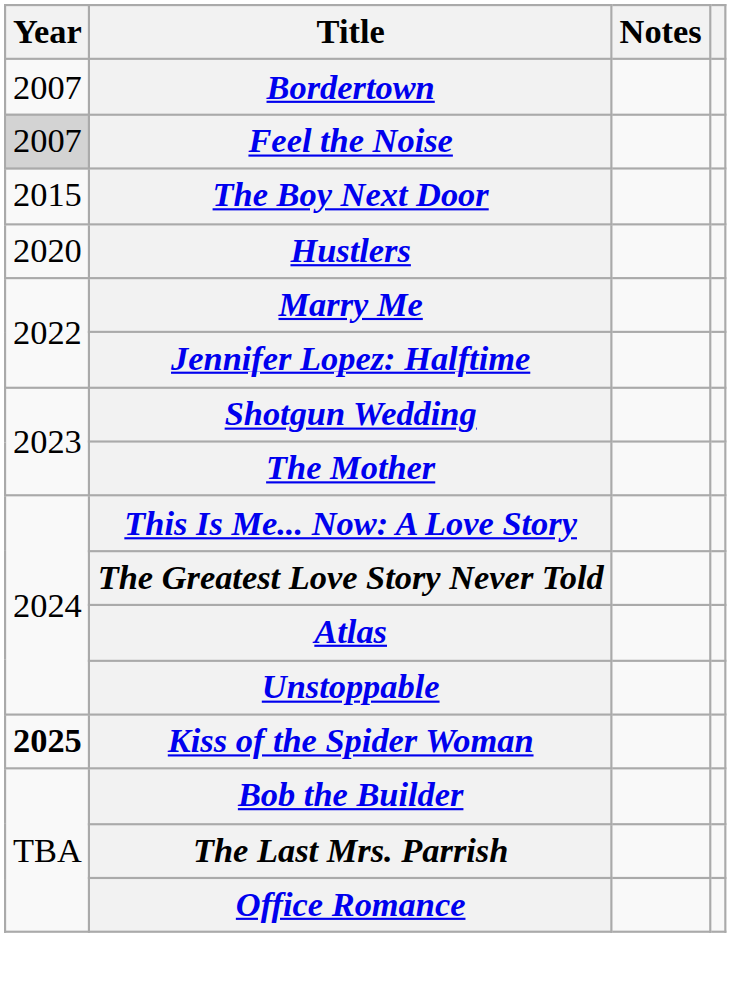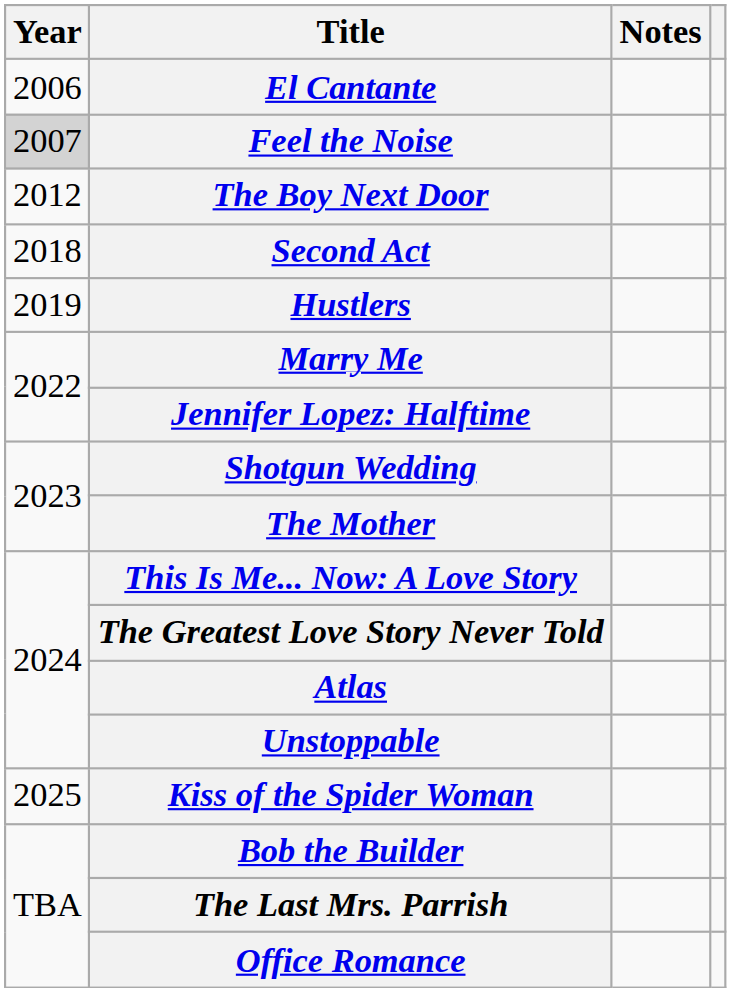+ row: (351, 86)
- row: (351, 86)
(47, 195) 2015 -> (47, 195) 2012
+ row: (351, 250)
(47, 250) 2020 -> (47, 304) 2019
(47, 741) bold -> (47, 795) normal
